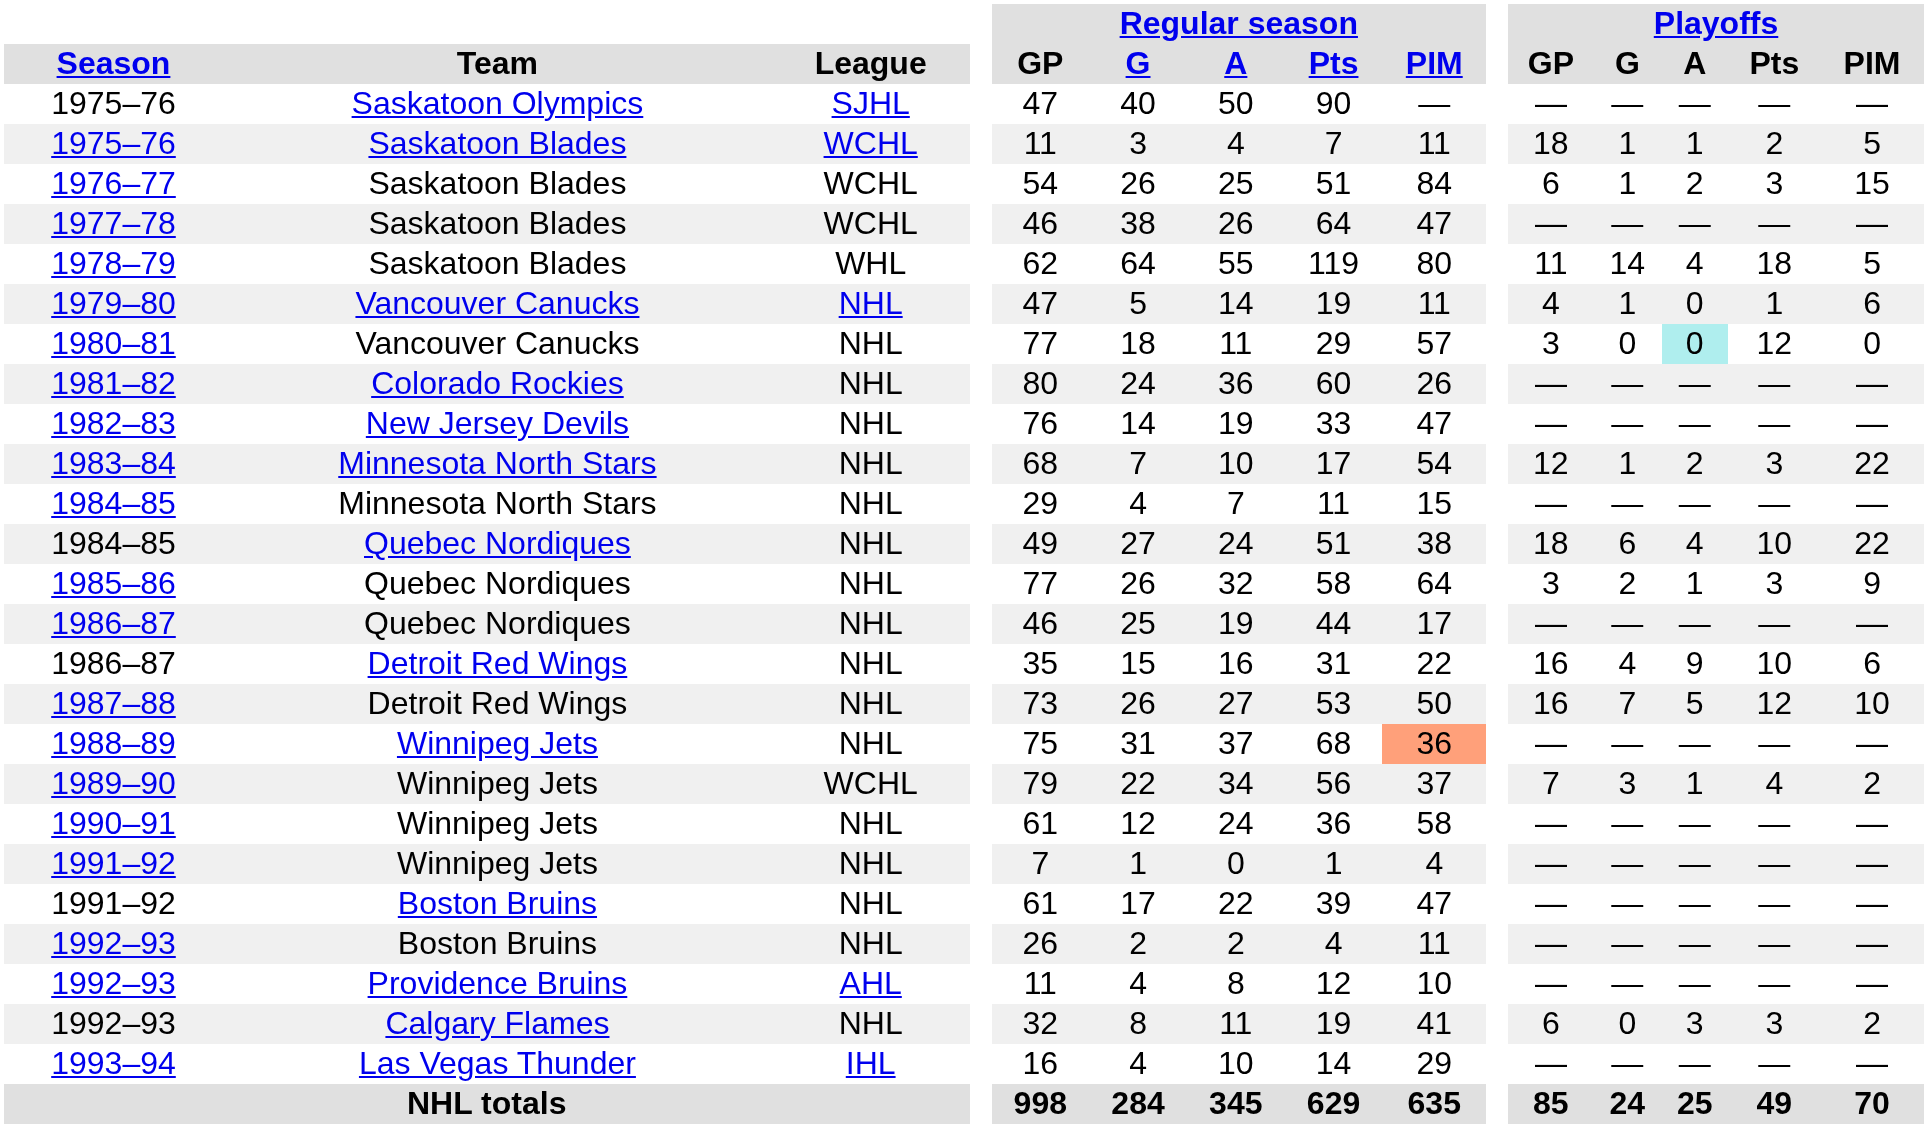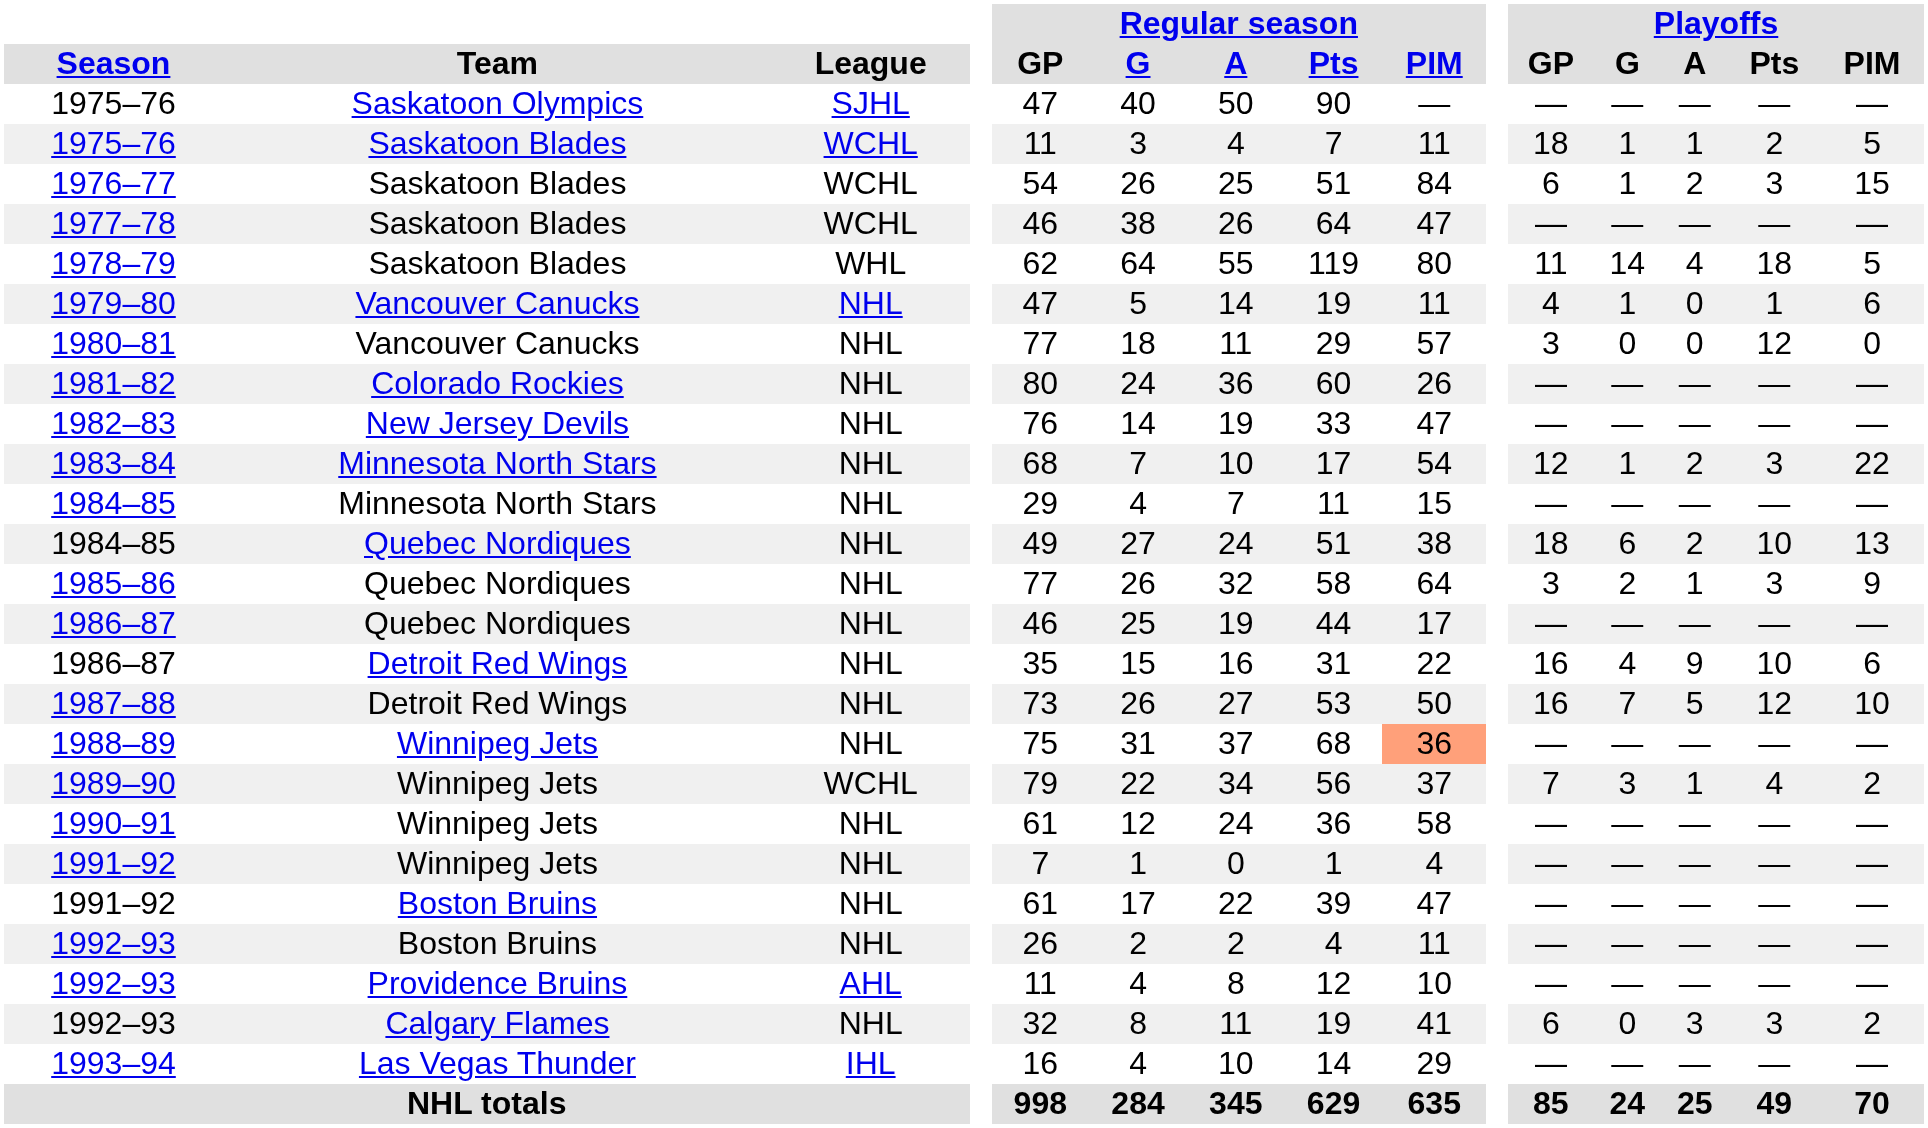(1695, 343) paleturquoise background -> (1695, 343) no background
(1695, 543) 4 -> (1695, 543) 2
(1872, 543) 22 -> (1872, 543) 13
